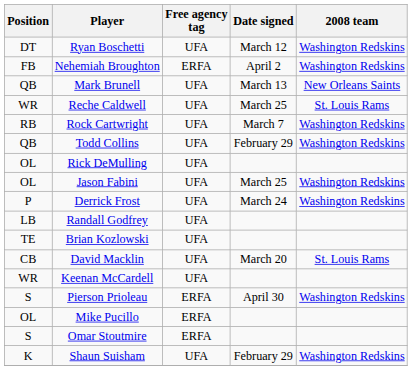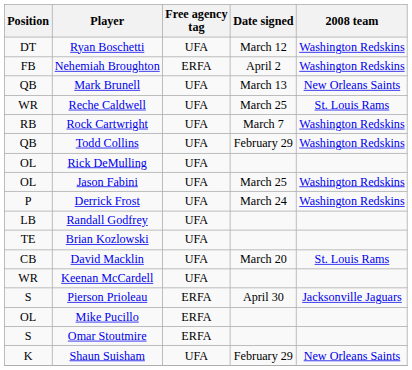(352, 297) Washington Redskins -> (352, 297) Jacksonville Jaguars
(352, 355) Washington Redskins -> (352, 355) New Orleans Saints
